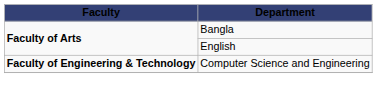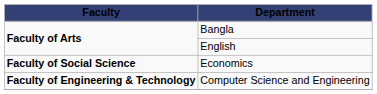+ row: (227, 64)
